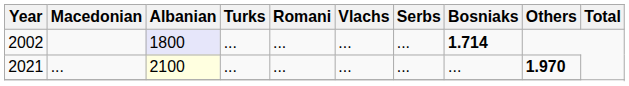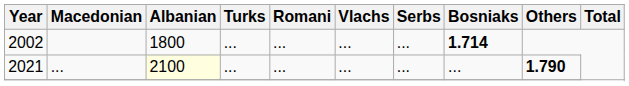(167, 42) lavender background -> (167, 42) no background
(546, 67) 1.970 -> (546, 67) 1.790
